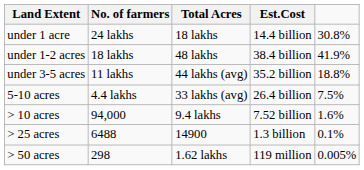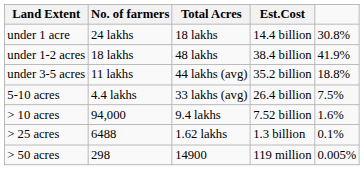(191, 134) 14900 -> (201, 134) 1.62 lakhs
(201, 154) 1.62 lakhs -> (191, 154) 14900
